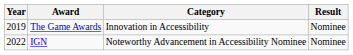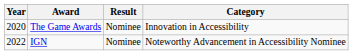columns swapped: (206, 12) <-> (328, 12)
(16, 27) 2019 -> (16, 27) 2020
